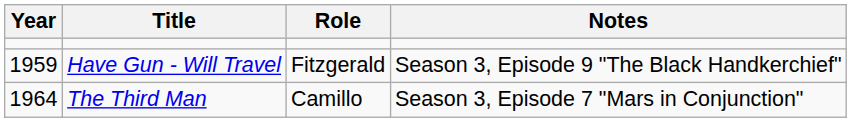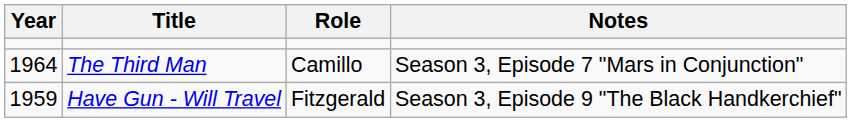rows swapped: (174, 65) <-> (137, 99)
